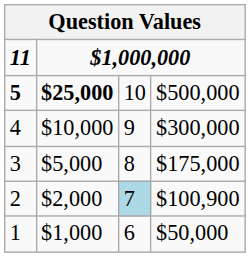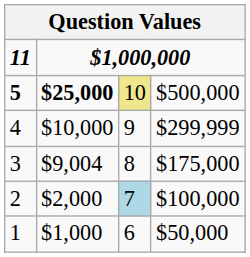(135, 92) no background -> (135, 92) khaki background
(198, 127) $300,000 -> (198, 127) $299,999
(72, 163) $5,000 -> (72, 163) $9,004
(198, 198) $100,900 -> (198, 198) $100,000
